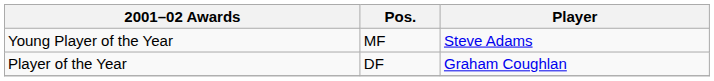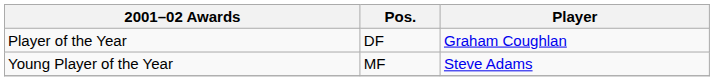rows swapped: (67, 64) <-> (90, 40)
